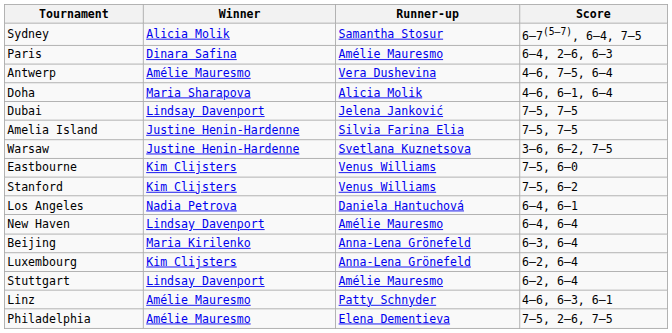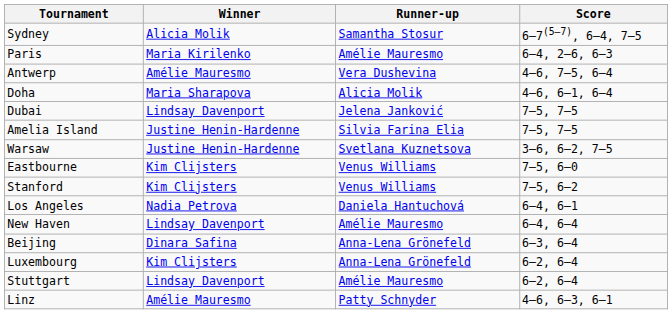(191, 55) Dinara Safina -> (198, 55) Maria Kirilenko
(198, 243) Maria Kirilenko -> (191, 243) Dinara Safina
- row: (49, 319)
